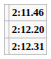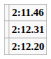rows swapped: (28, 29) <-> (28, 46)
